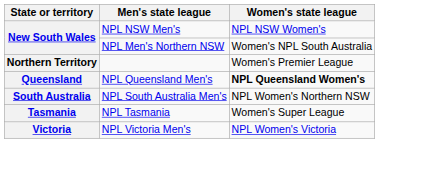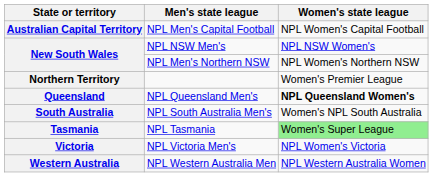+ row: (211, 29)
(302, 46) Women's NPL South Australia -> (350, 63) NPL Women's Northern NSW
(301, 96) NPL Women's Northern NSW -> (351, 113) Women's NPL South Australia
(288, 113) no background -> (337, 130) lightgreen background
+ row: (212, 163)
